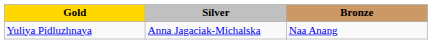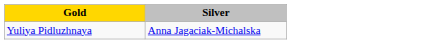- column: (357, 13)
